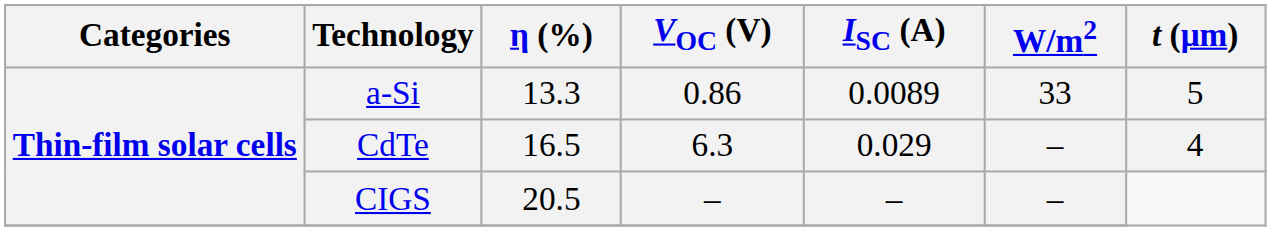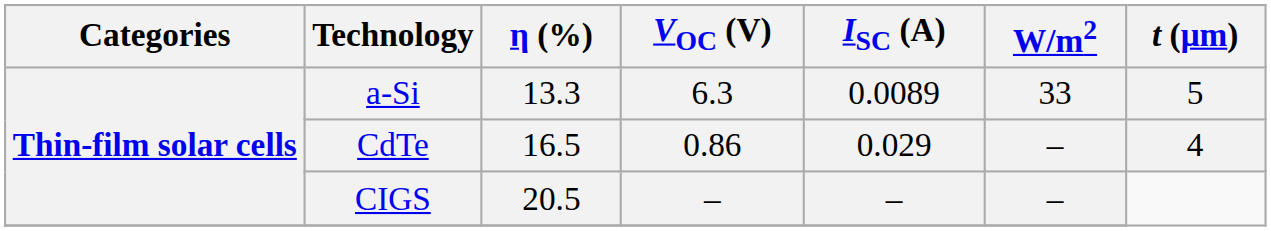(712, 92) 0.86 -> (712, 92) 6.3
(712, 145) 6.3 -> (712, 145) 0.86
